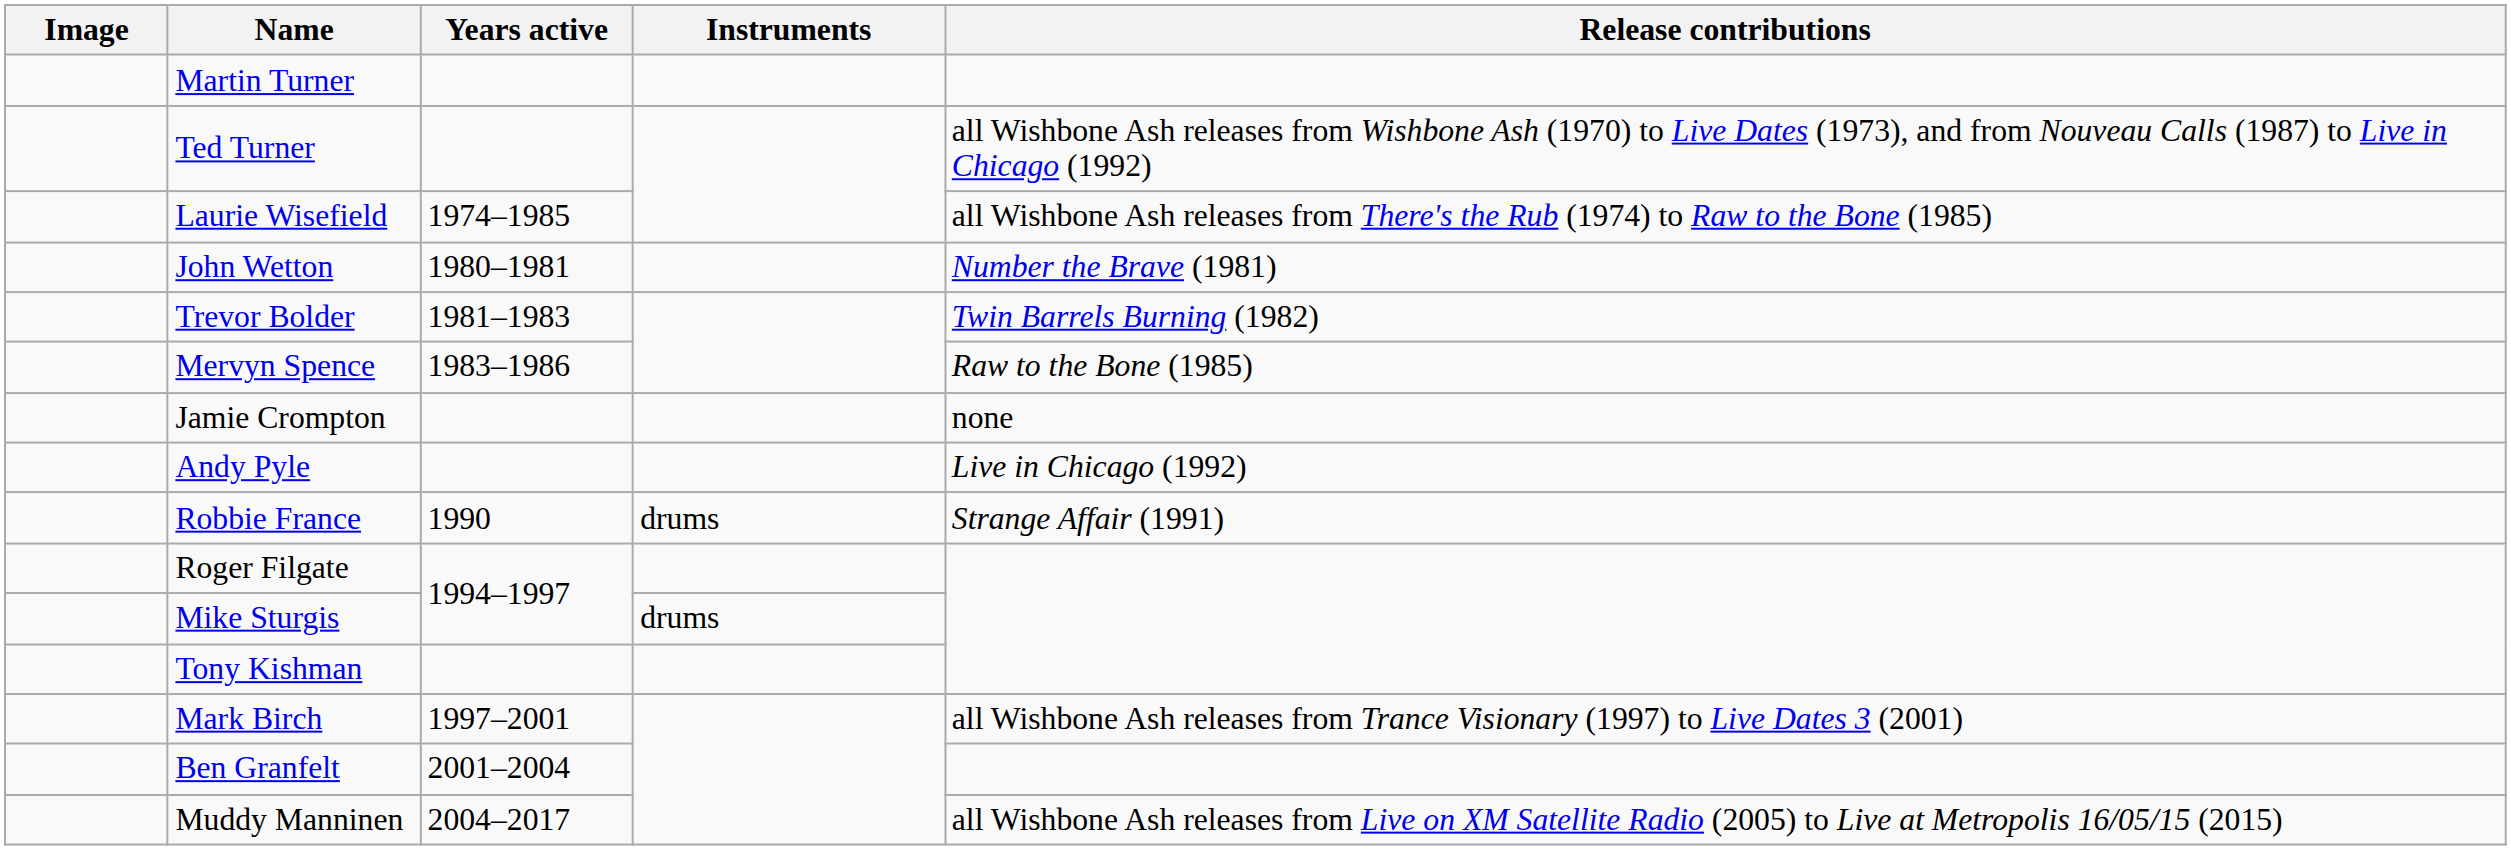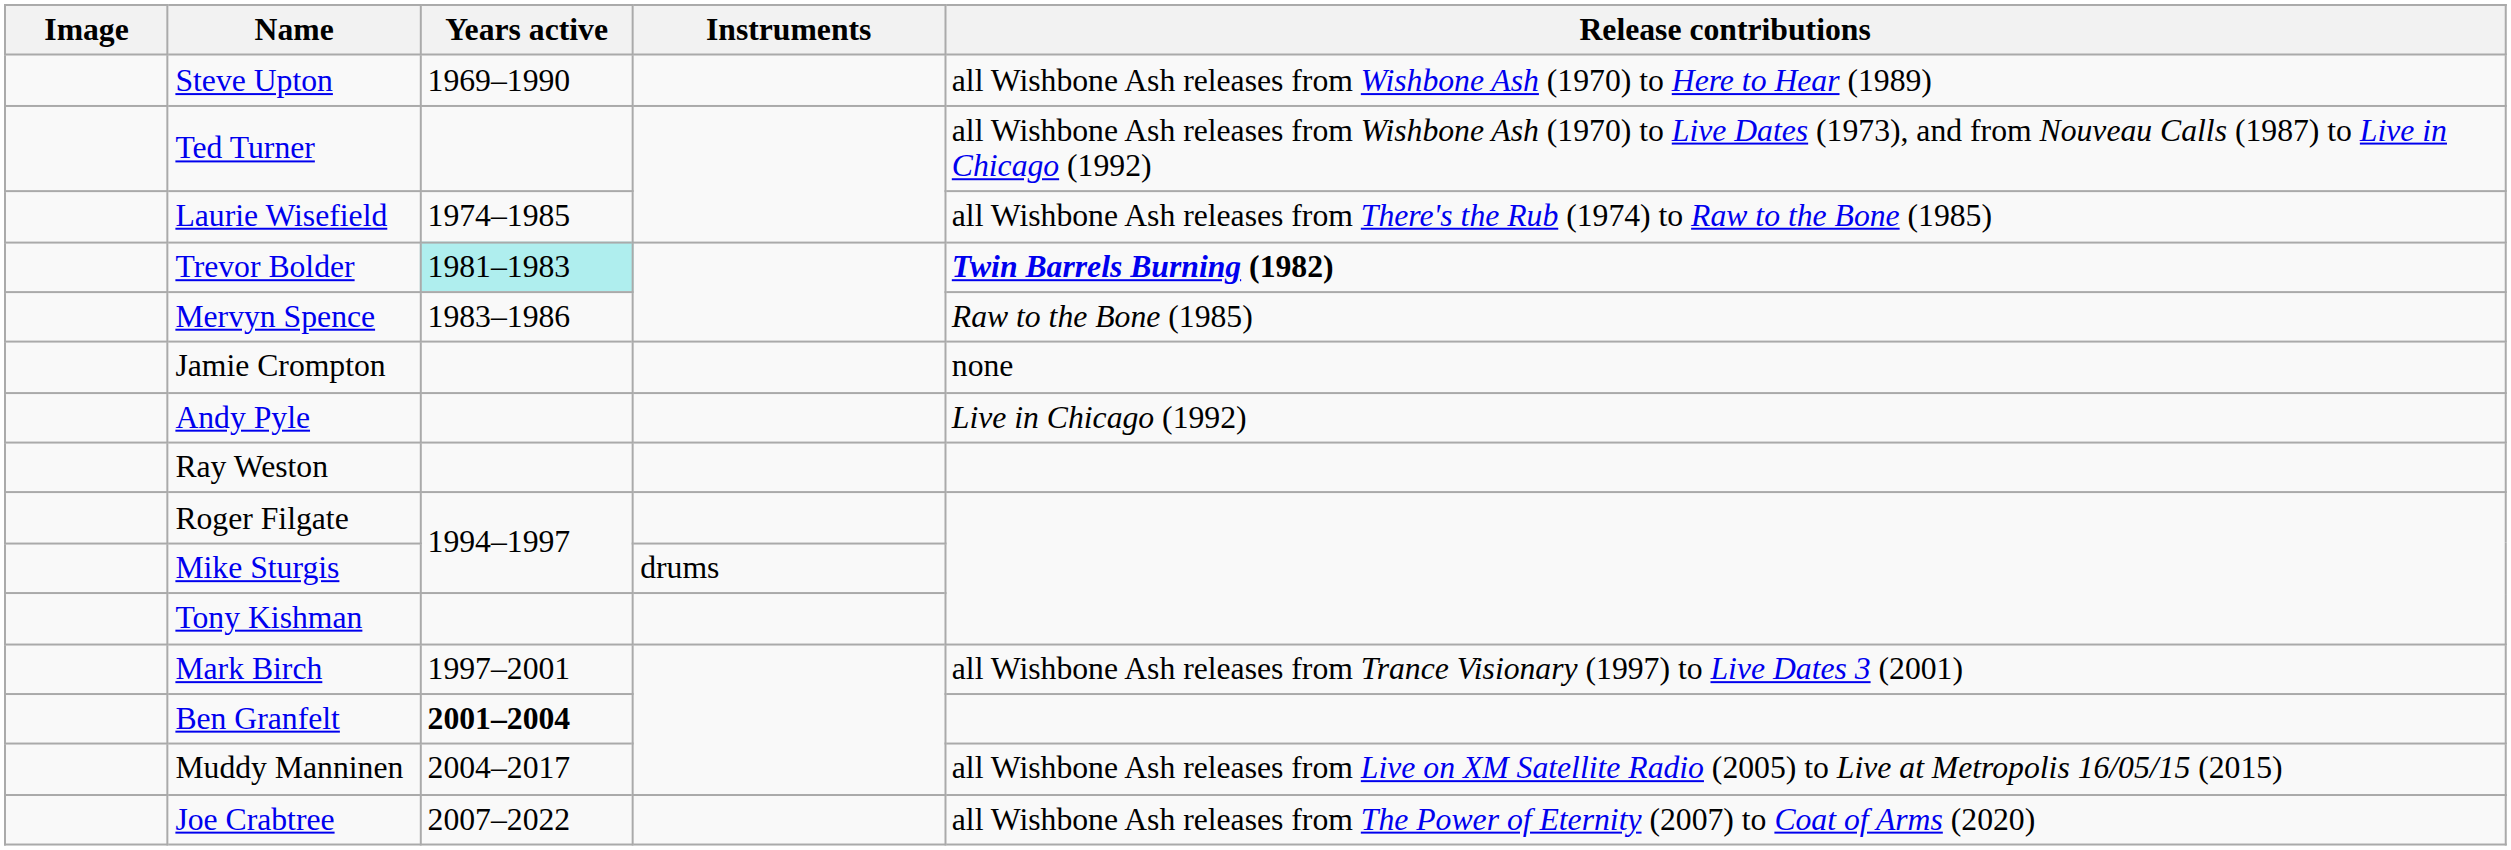+ row: (254, 79)
- row: (265, 79)
- row: (254, 266)
(499, 316) no background -> (499, 266) paleturquoise background
(1135, 316) normal -> (1143, 266) bold
- row: (268, 517)
+ row: (252, 467)
(499, 768) normal -> (499, 718) bold
+ row: (255, 818)
